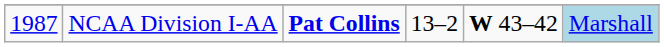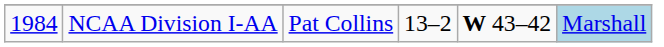(34, 23) 1987 -> (34, 23) 1984
(344, 23) bold -> (341, 23) normal
